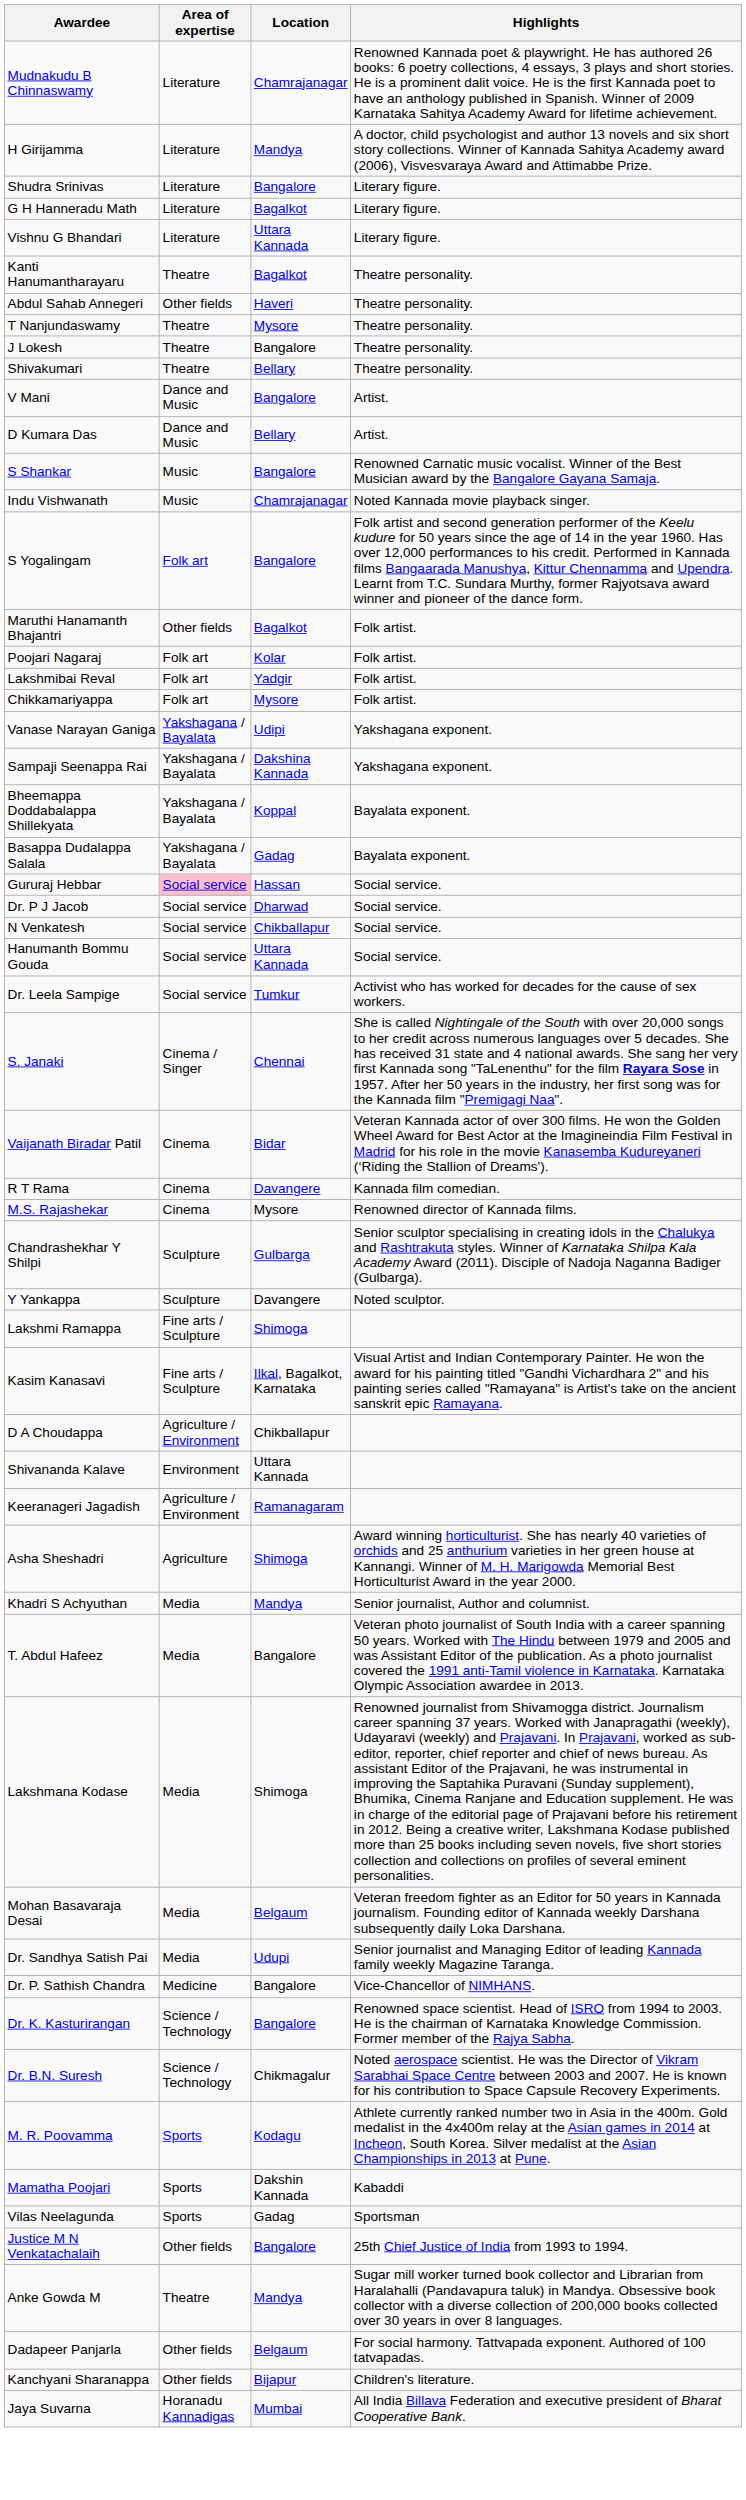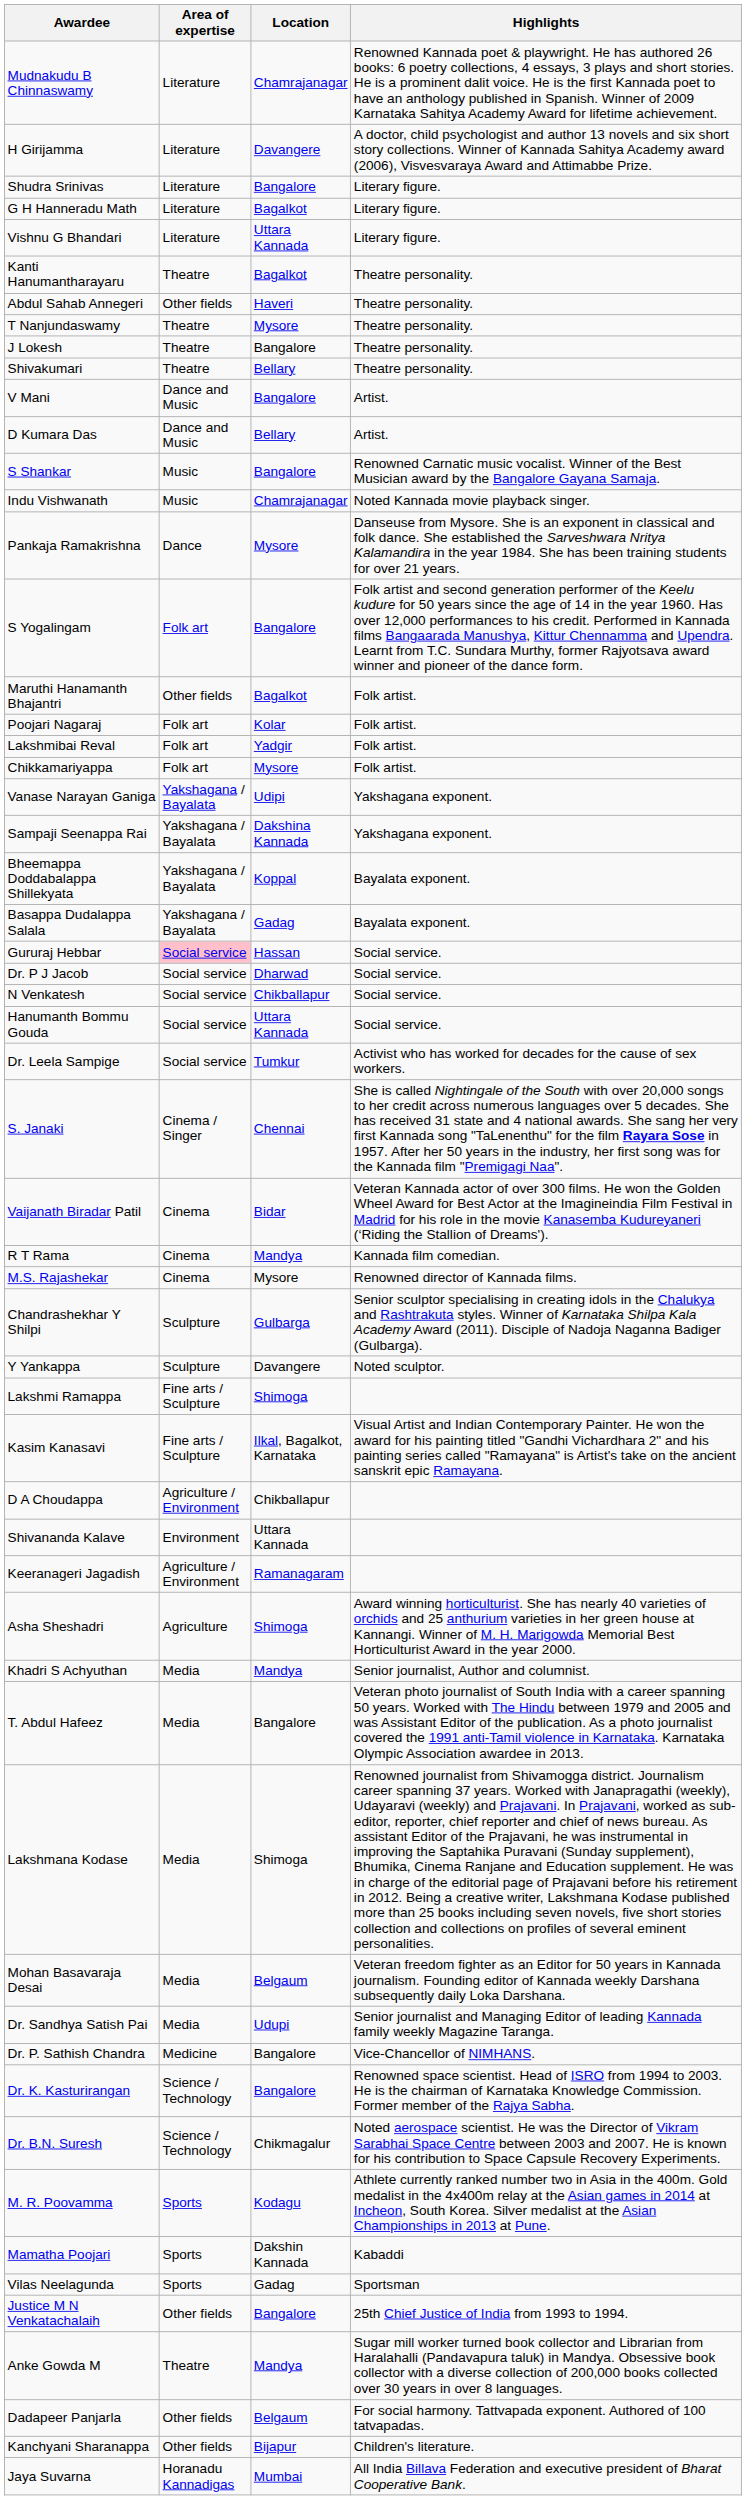(278, 150) Mandya -> (287, 150) Davangere
+ row: (74, 545)
(287, 1188) Davangere -> (278, 1256) Mandya
